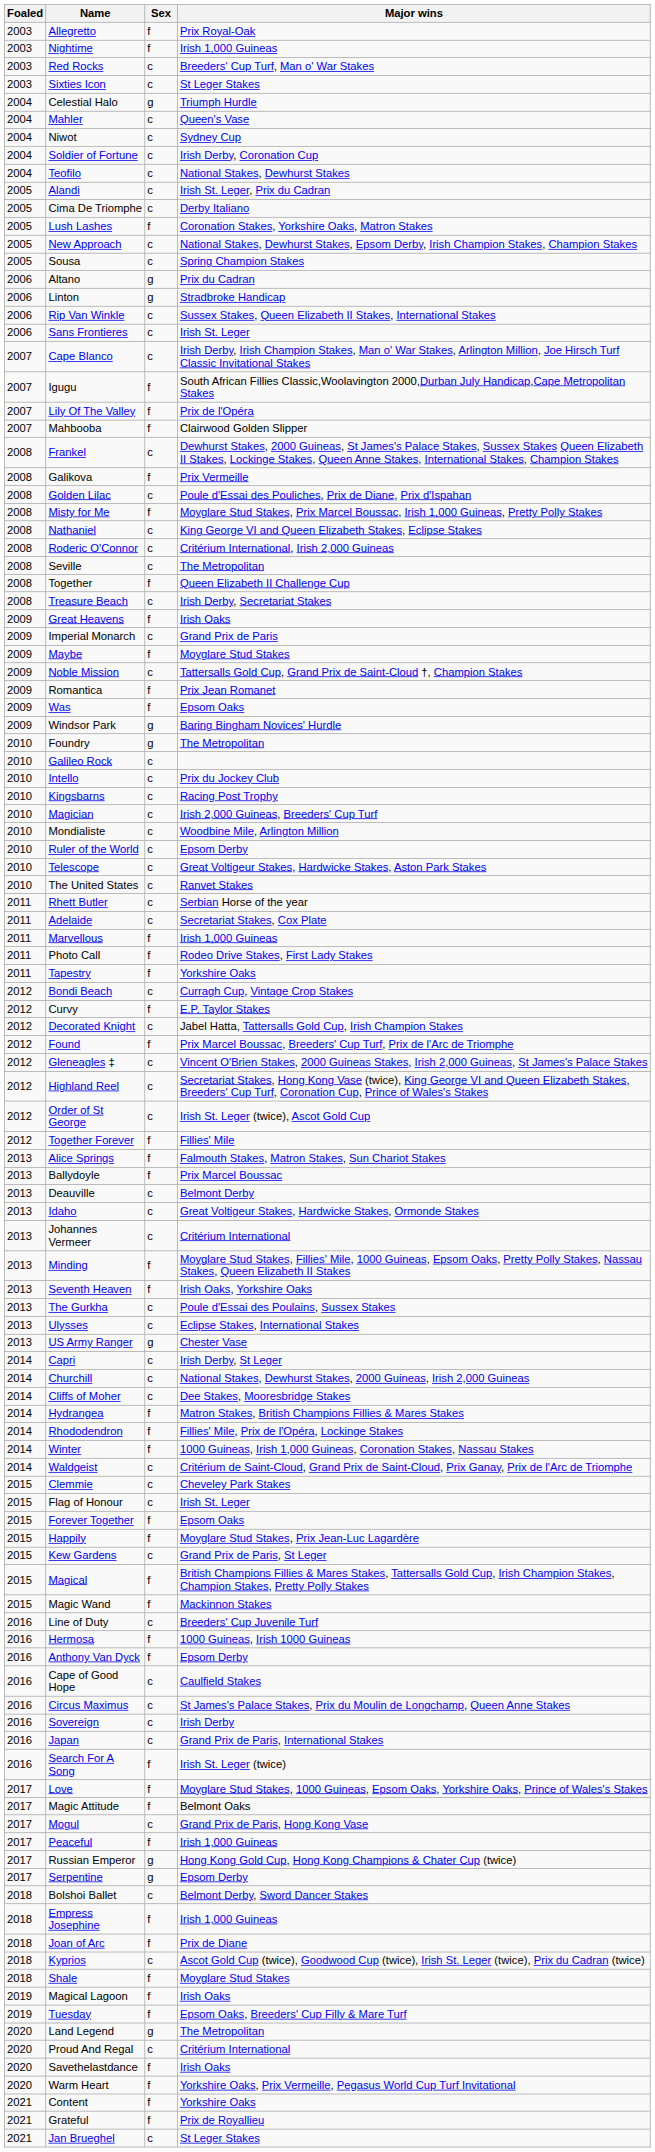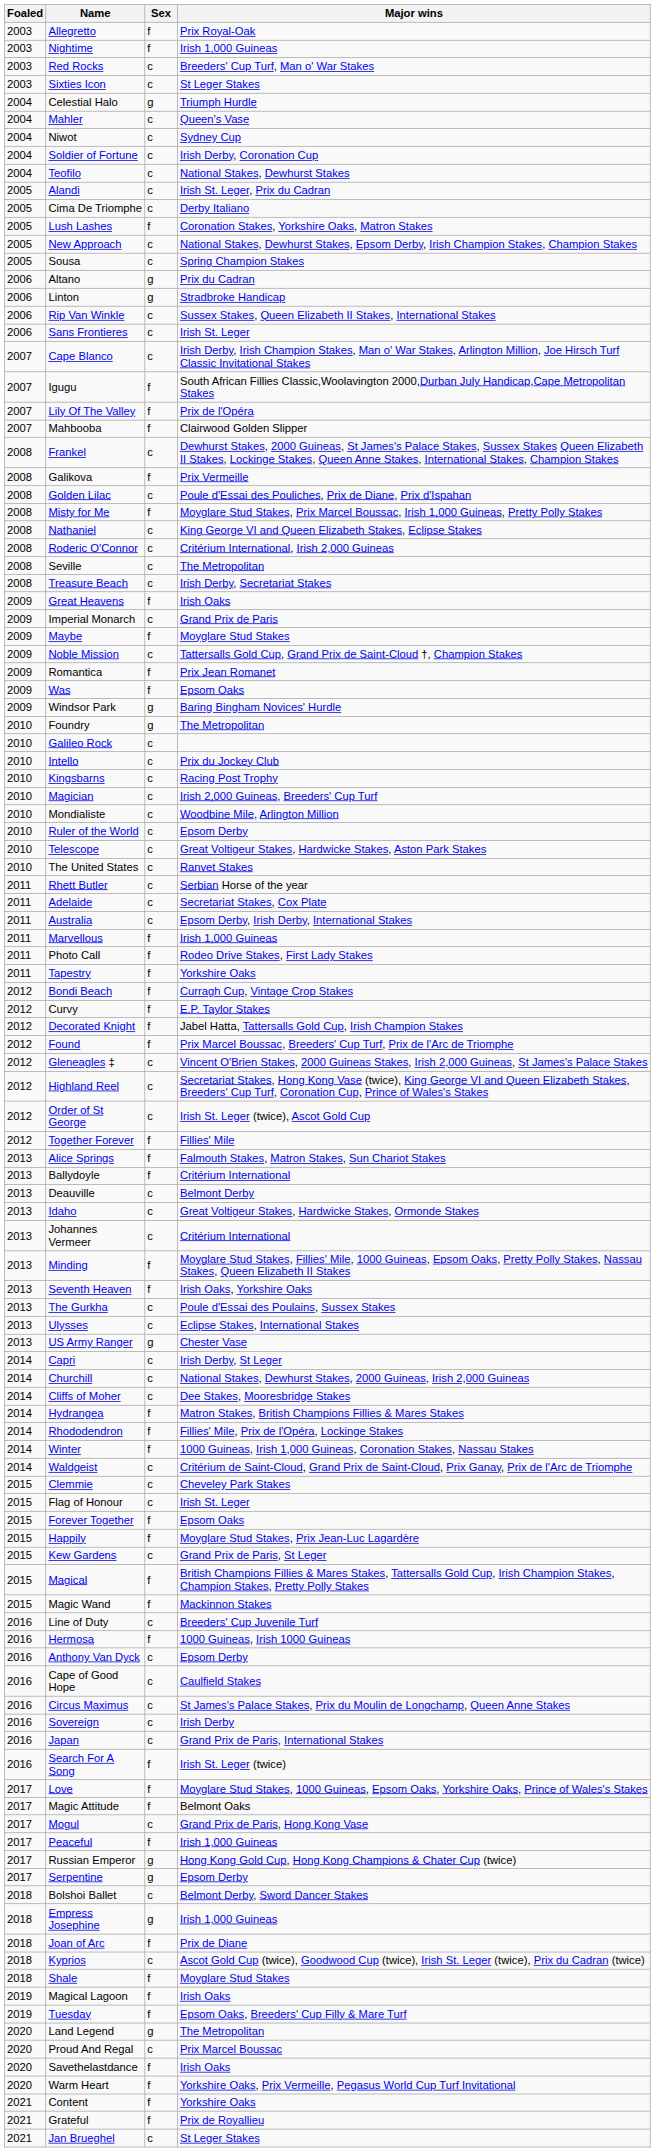- row: (70, 583)
+ row: (70, 921)
(150, 992) c -> (149, 992) f
(150, 1027) c -> (149, 1027) f
(231, 1176) Prix Marcel Boussac -> (235, 1176) Critérium International
(149, 1657) f -> (150, 1657) c
(149, 1919) f -> (150, 1919) g
(235, 2050) Critérium International -> (231, 2050) Prix Marcel Boussac
